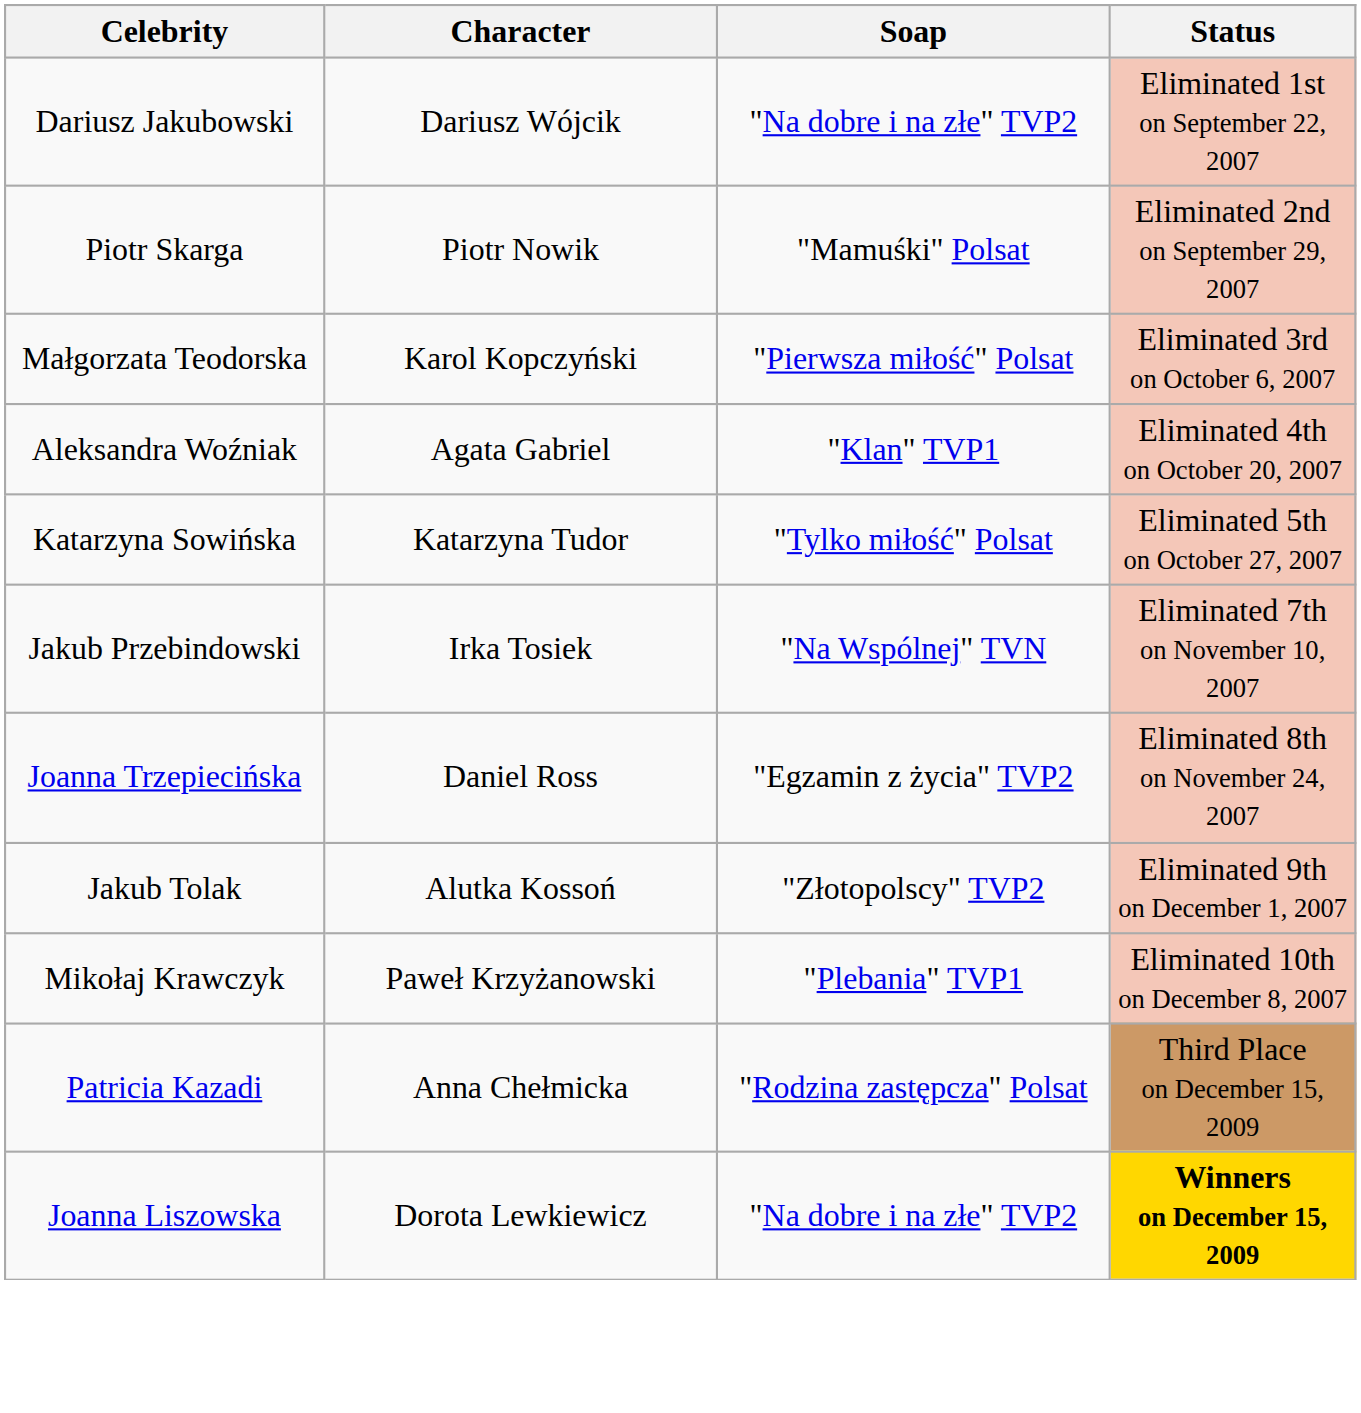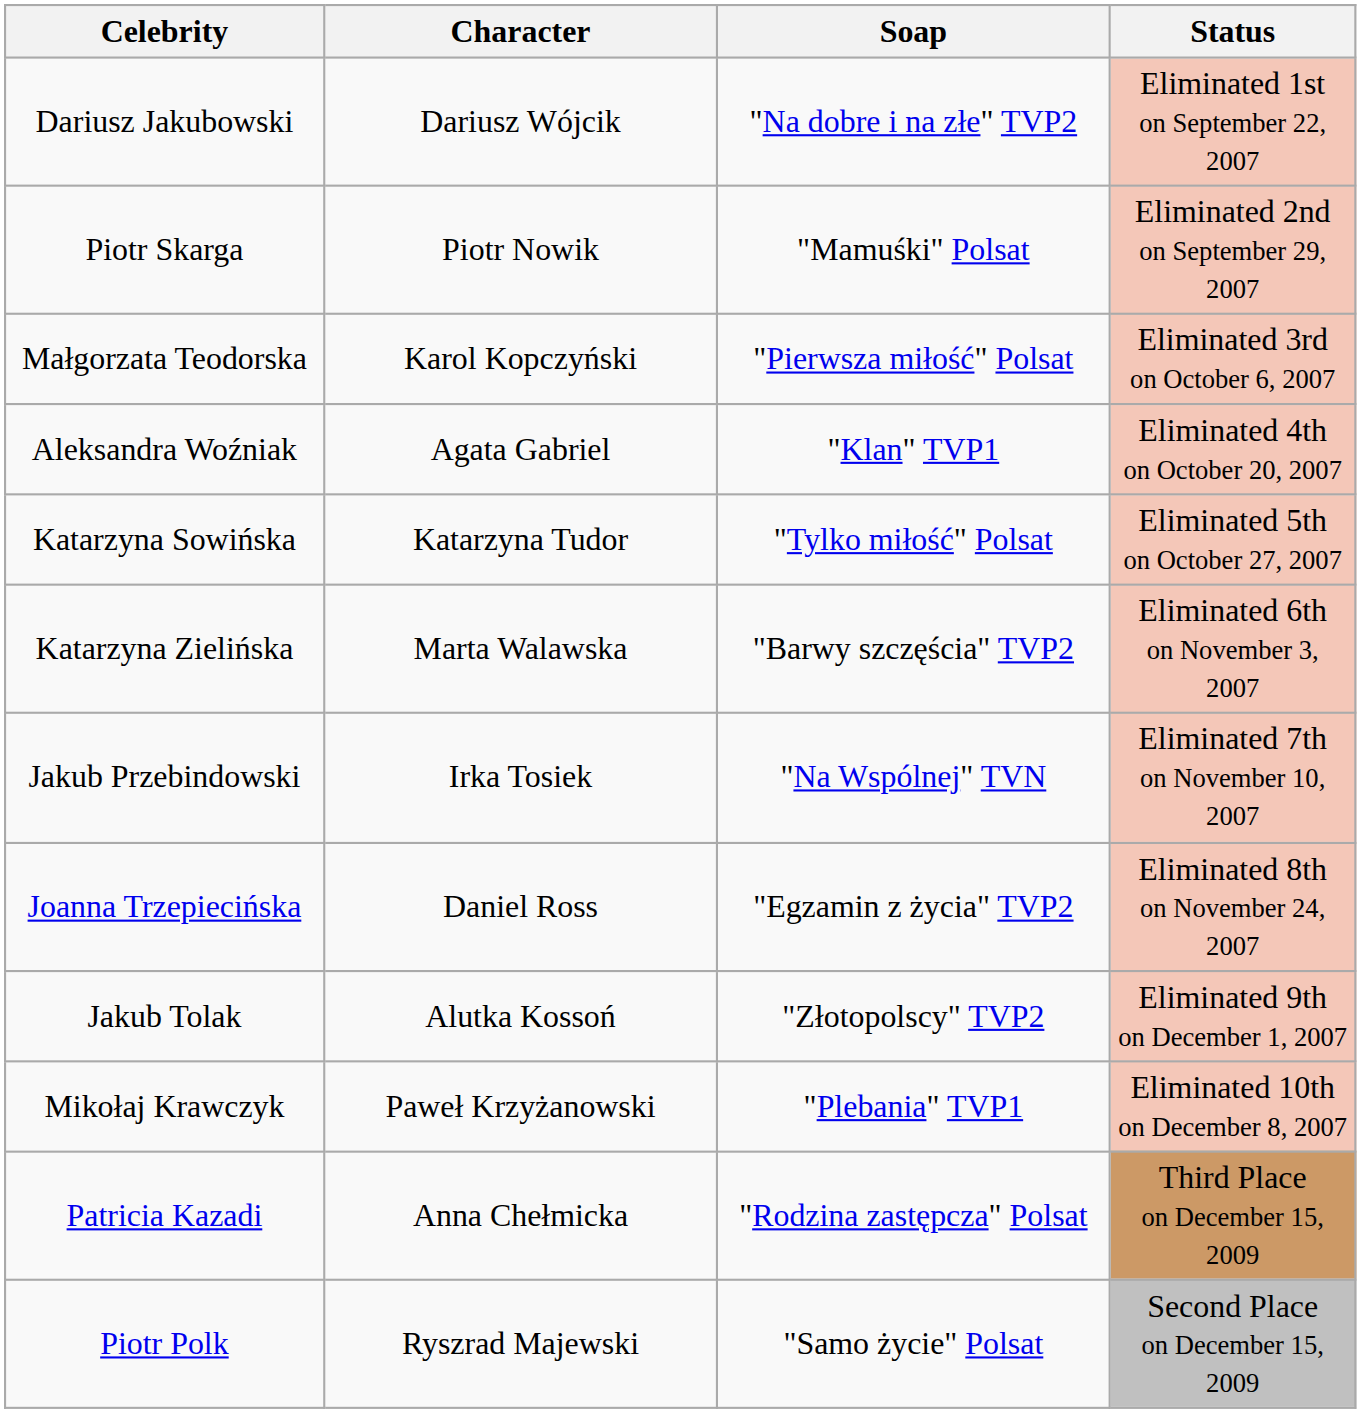+ row: (164, 649)
+ row: (164, 1342)
- row: (164, 1214)
